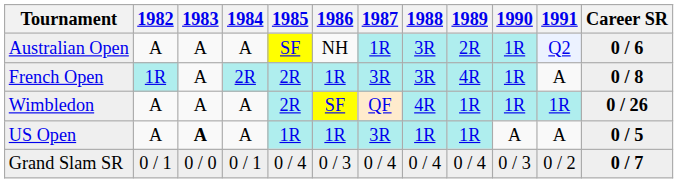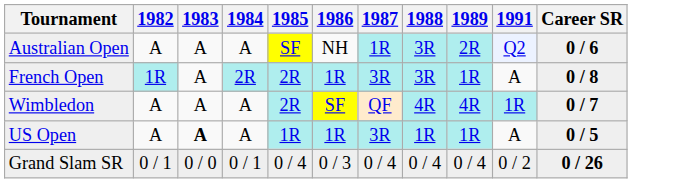- column: (515, 18)
(470, 76) 4R -> (470, 76) 1R
(470, 105) 1R -> (470, 105) 4R
(627, 105) 0 / 26 -> (582, 105) 0 / 7
(627, 163) 0 / 7 -> (582, 163) 0 / 26
